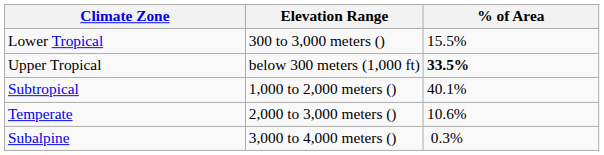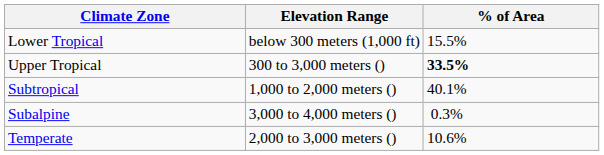(317, 41) 300 to 3,000 meters () -> (334, 41) below 300 meters (1,000 ft)
(334, 65) below 300 meters (1,000 ft) -> (317, 65) 300 to 3,000 meters ()
rows swapped: (40, 114) <-> (39, 138)
